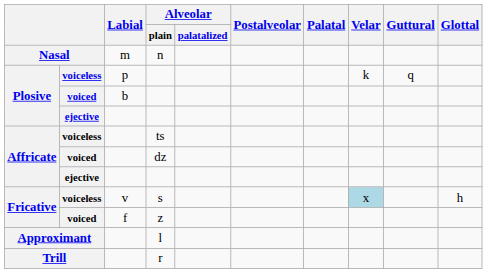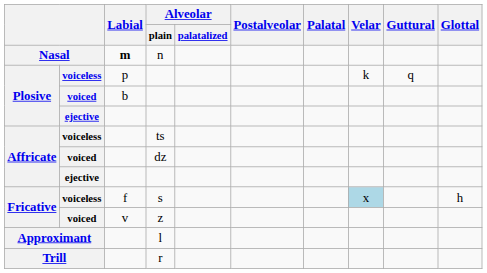(125, 55) normal -> (125, 55) bold
(125, 197) v -> (125, 197) f
(125, 217) f -> (125, 217) v
